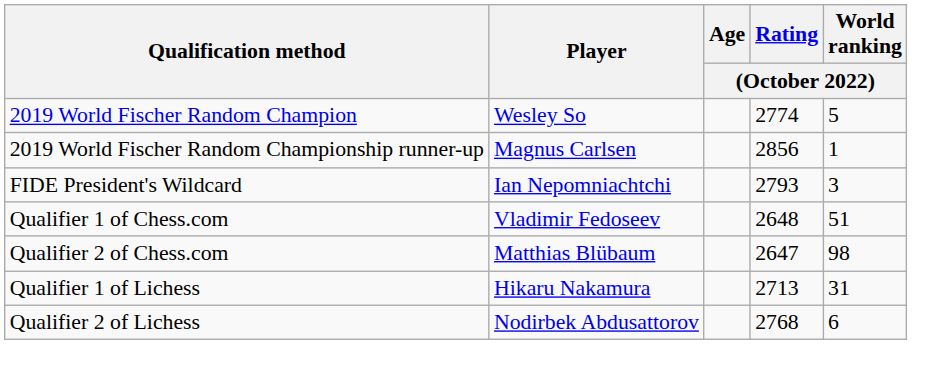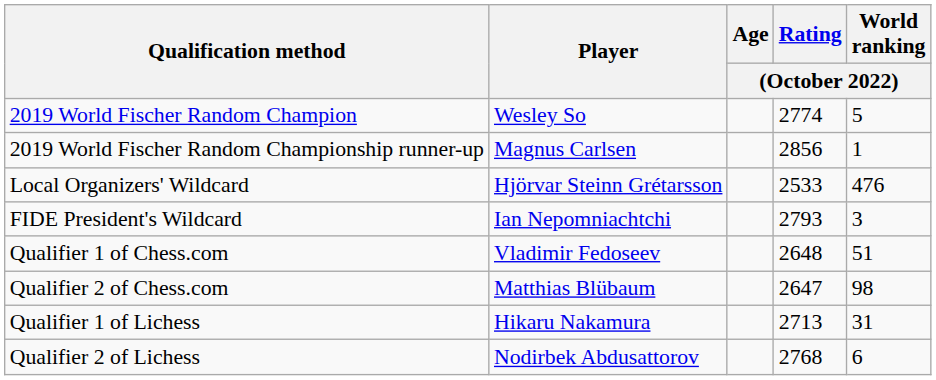+ row: (129, 184)
